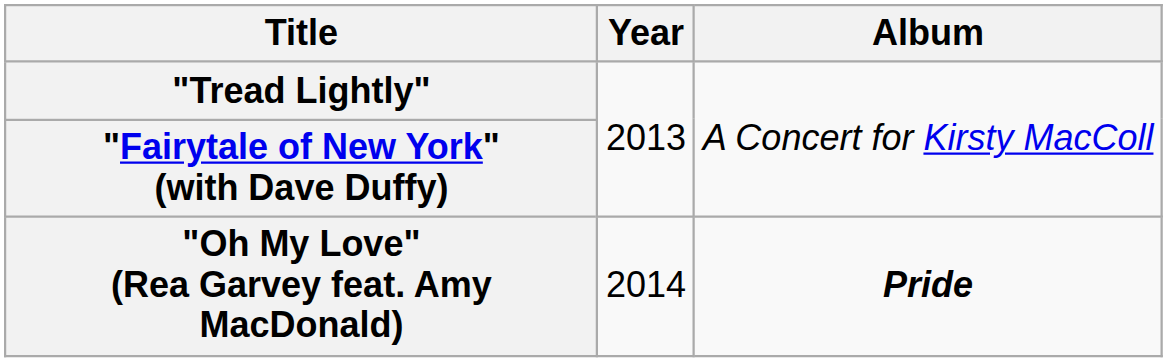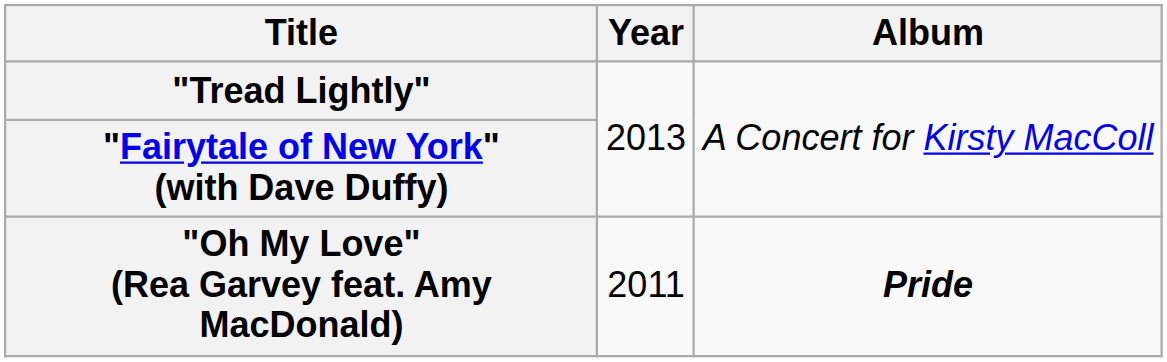(646, 285) 2014 -> (646, 285) 2011
